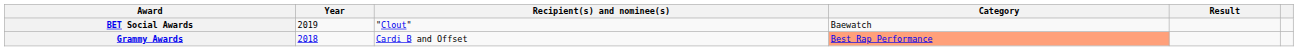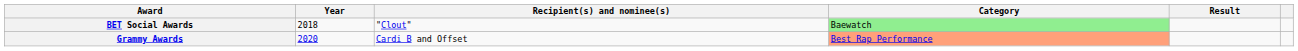(308, 25) 2019 -> (308, 25) 2018
(851, 25) no background -> (851, 25) lightgreen background
(308, 39) 2018 -> (308, 39) 2020
